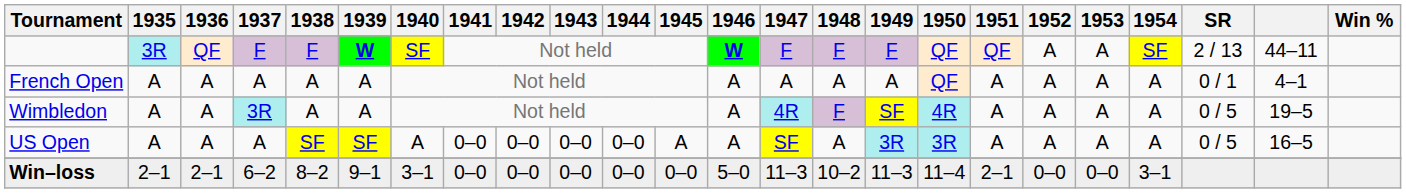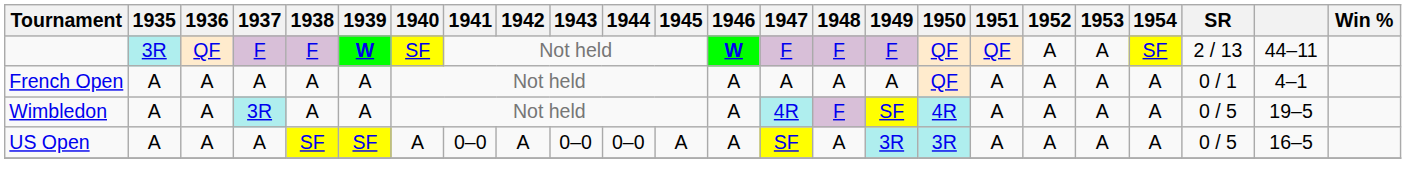(523, 142) 0–0 -> (523, 142) A
- row: (52, 172)
